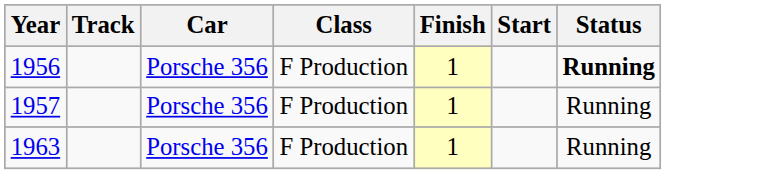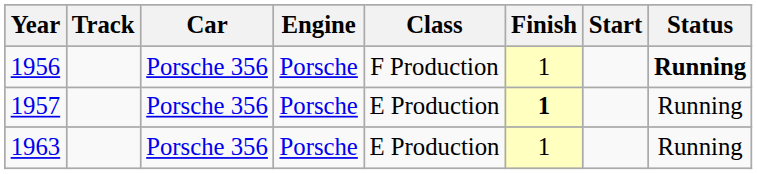+ column: (319, 25)
(344, 107) F Production -> (434, 107) E Production
(453, 107) normal -> (544, 107) bold
(344, 147) F Production -> (434, 147) E Production
